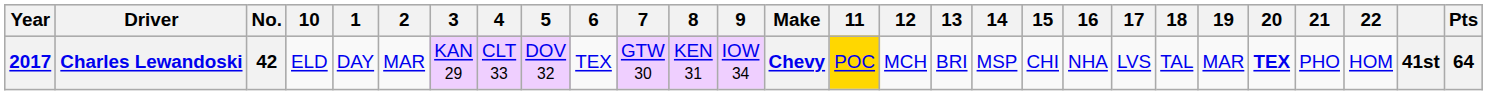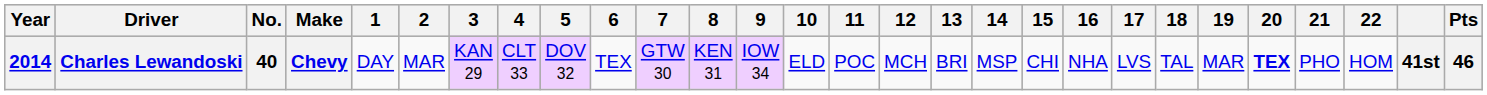columns swapped: (797, 20) <-> (309, 20)
(30, 62) 2017 -> (30, 62) 2014
(267, 62) 42 -> (267, 62) 40
(855, 62) gold background -> (855, 62) no background
(1464, 62) 64 -> (1464, 62) 46
